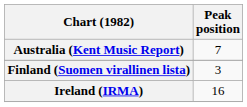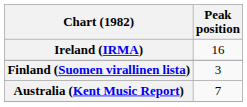rows swapped: (99, 49) <-> (99, 91)
